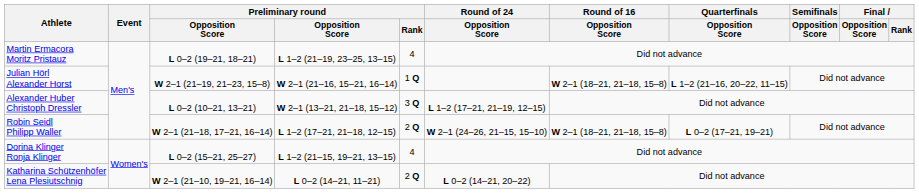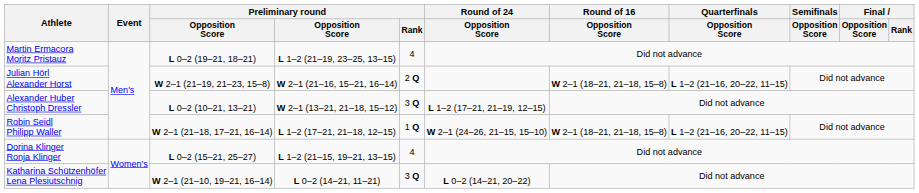(412, 79) 1 Q -> (412, 79) 2 Q
(412, 127) 2 Q -> (412, 127) 1 Q
(729, 132) L 0–2 (17–21, 19–21) -> (729, 132) L 1–2 (21–16, 20–22, 11–15)
(412, 176) 2 Q -> (412, 176) 3 Q
